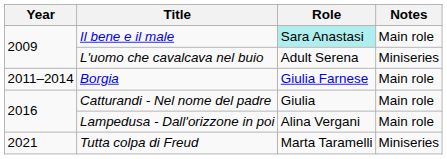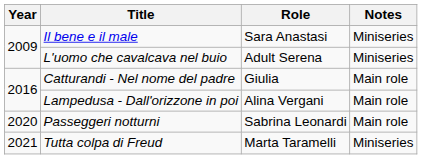(322, 36) paleturquoise background -> (286, 36) no background
(406, 36) Main role -> (383, 36) Miniseries
- row: (99, 79)
+ row: (102, 121)
